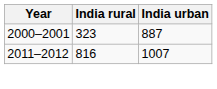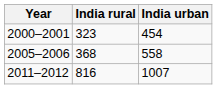(152, 34) 887 -> (152, 34) 454
+ row: (39, 53)
